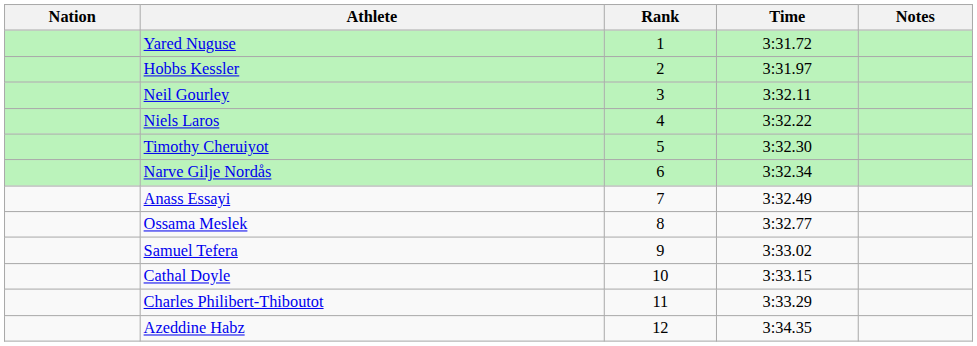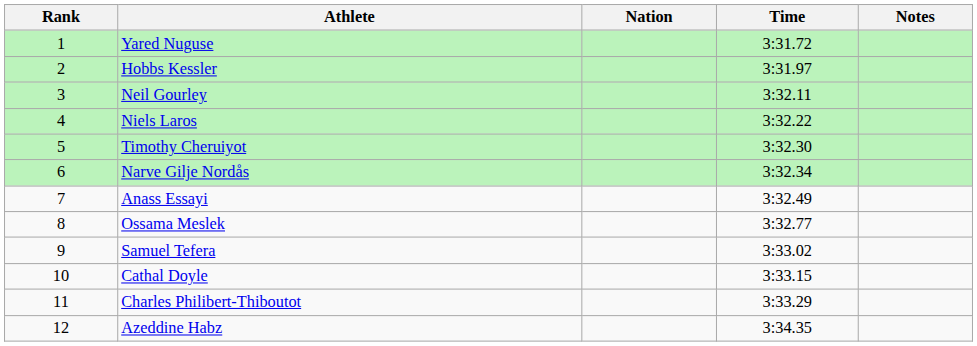columns swapped: (660, 17) <-> (72, 17)
